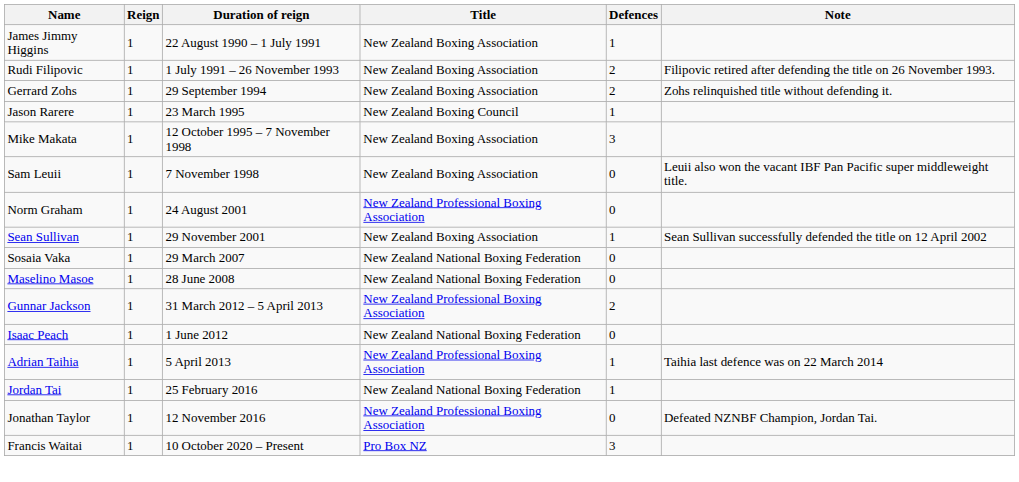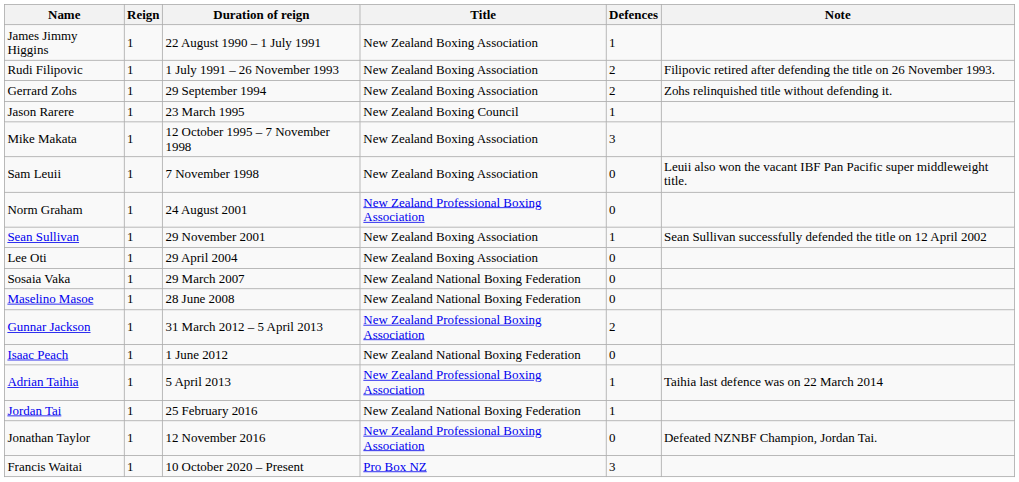+ row: (27, 258)
